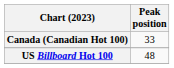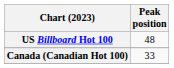rows swapped: (67, 39) <-> (67, 55)
